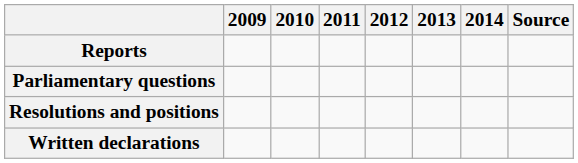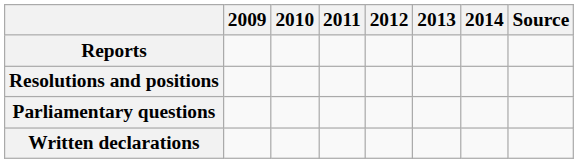rows swapped: (114, 111) <-> (114, 81)
